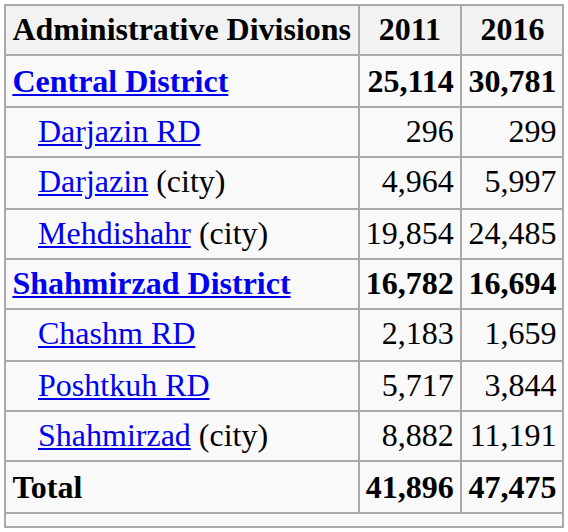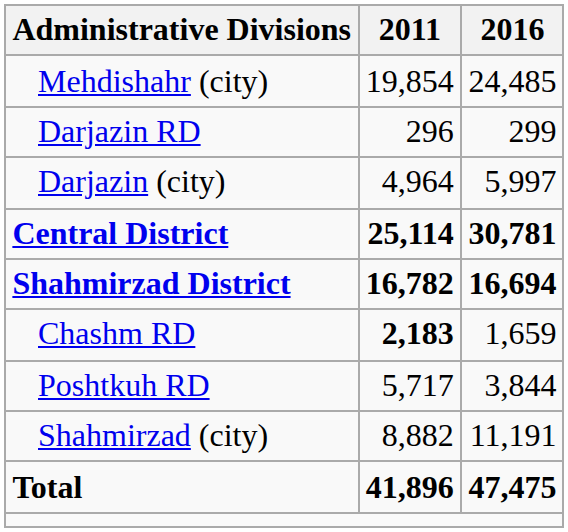rows swapped: (120, 80) <-> (153, 232)
(418, 334) normal -> (418, 334) bold
